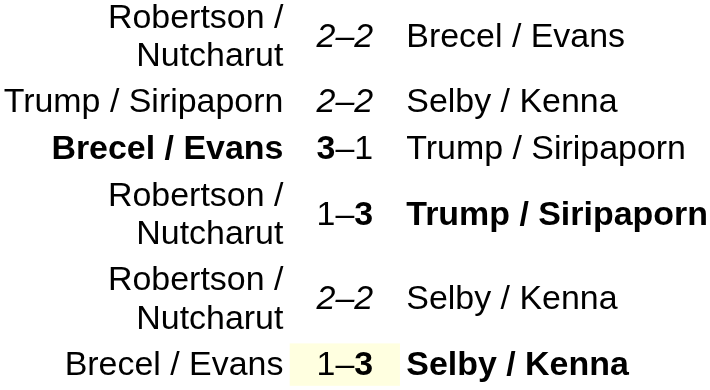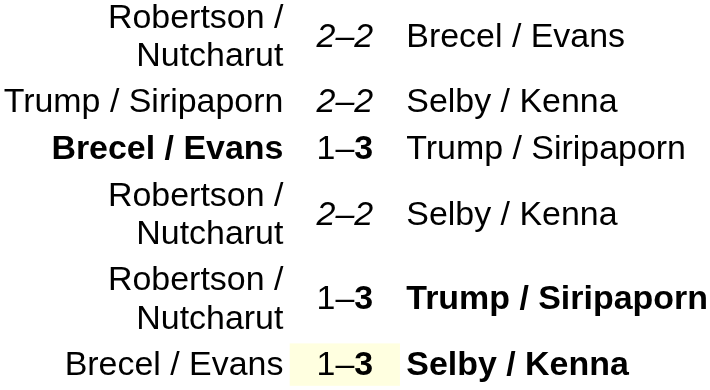(345, 147) 3–1 -> (345, 147) 1–3
rows swapped: (196, 298) <-> (196, 213)
